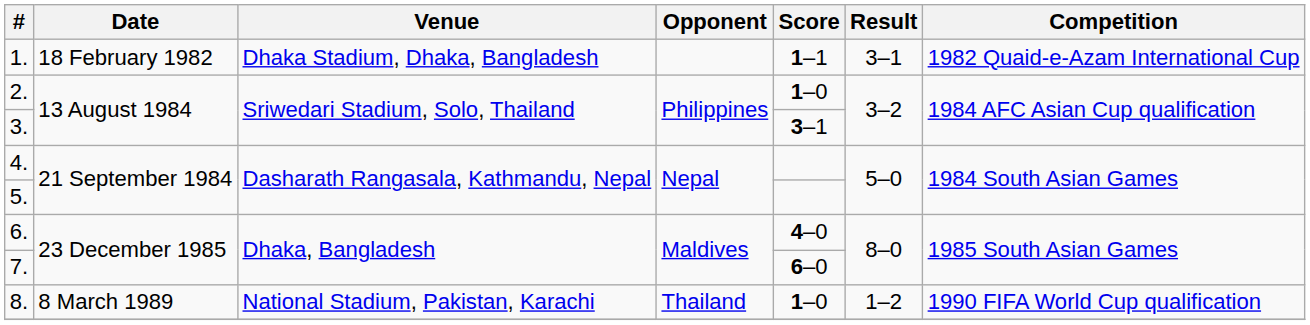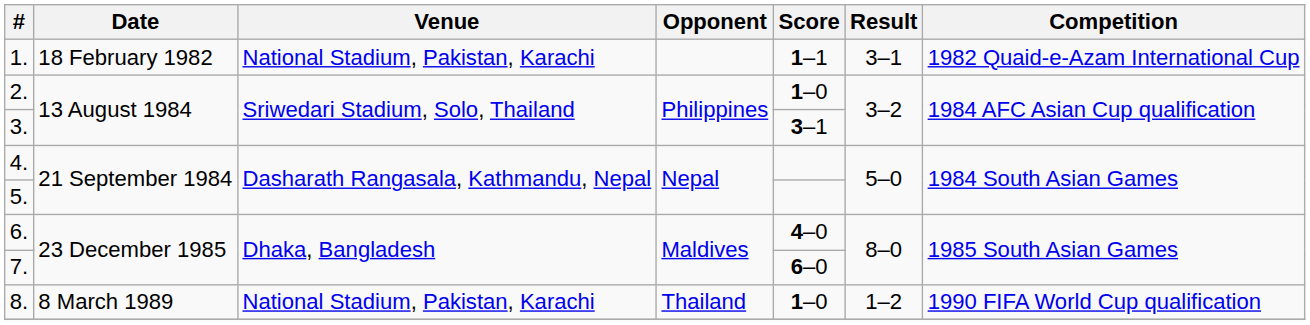(420, 57) Dhaka Stadium, Dhaka, Bangladesh -> (419, 57) National Stadium, Pakistan, Karachi
